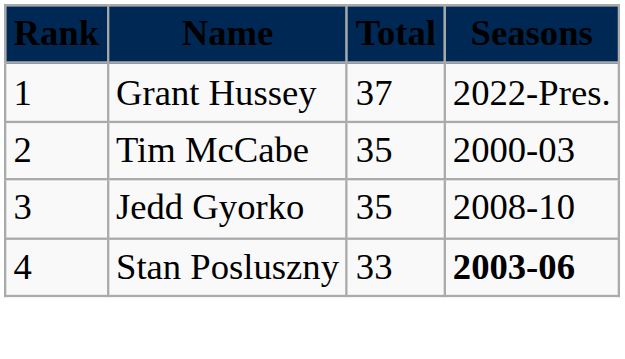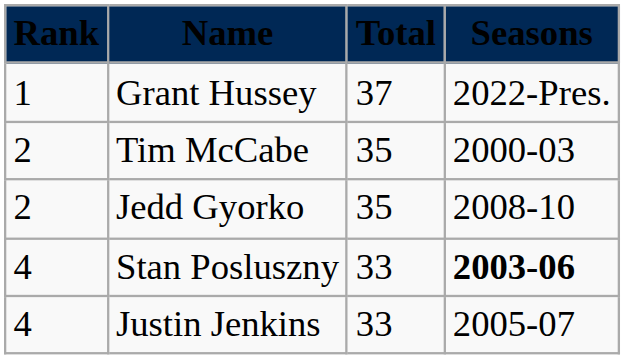(23, 207) 3 -> (23, 207) 2
+ row: (218, 324)
